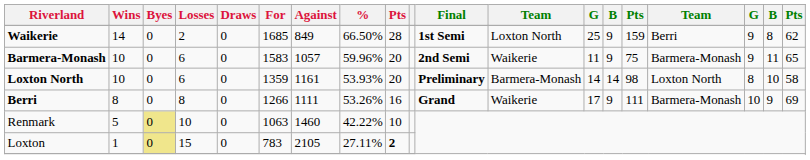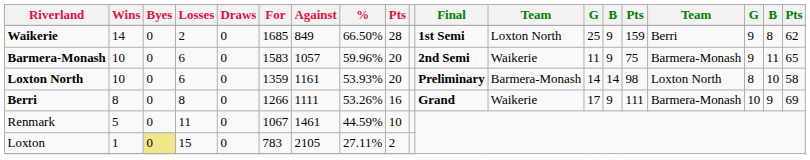(150, 121) khaki background -> (150, 121) no background
(185, 121) 10 -> (185, 121) 11
(275, 121) 1063 -> (275, 121) 1067
(307, 121) 1460 -> (307, 121) 1461
(363, 121) 42.22% -> (363, 121) 44.59%
(392, 142) bold -> (392, 142) normal
